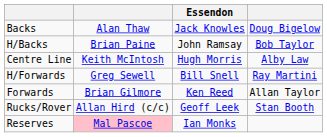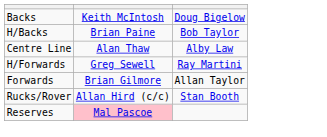- column: (210, 12)
(123, 28) Alan Thaw -> (123, 17) Keith McIntosh
(123, 60) Keith McIntosh -> (123, 49) Alan Thaw
